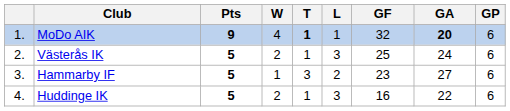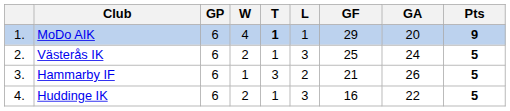columns swapped: (491, 14) <-> (231, 14)
(383, 34) 32 -> (351, 34) 29
(445, 34) bold -> (413, 34) normal
(383, 75) 23 -> (351, 75) 21
(445, 75) 27 -> (413, 75) 26
